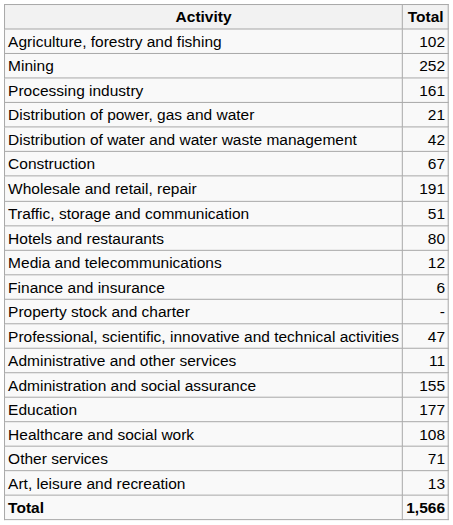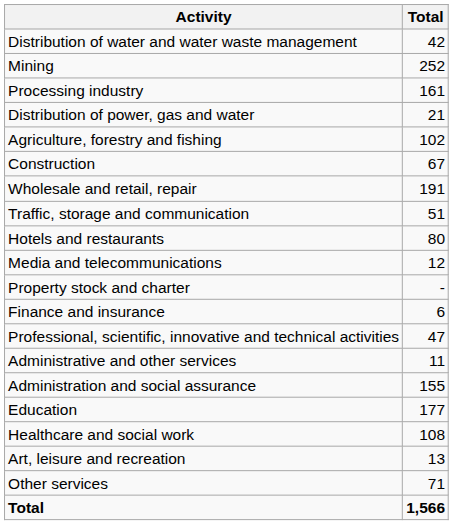rows swapped: (115, 42) <-> (182, 140)
rows swapped: (86, 287) <-> (99, 311)
rows swapped: (97, 483) <-> (58, 459)
